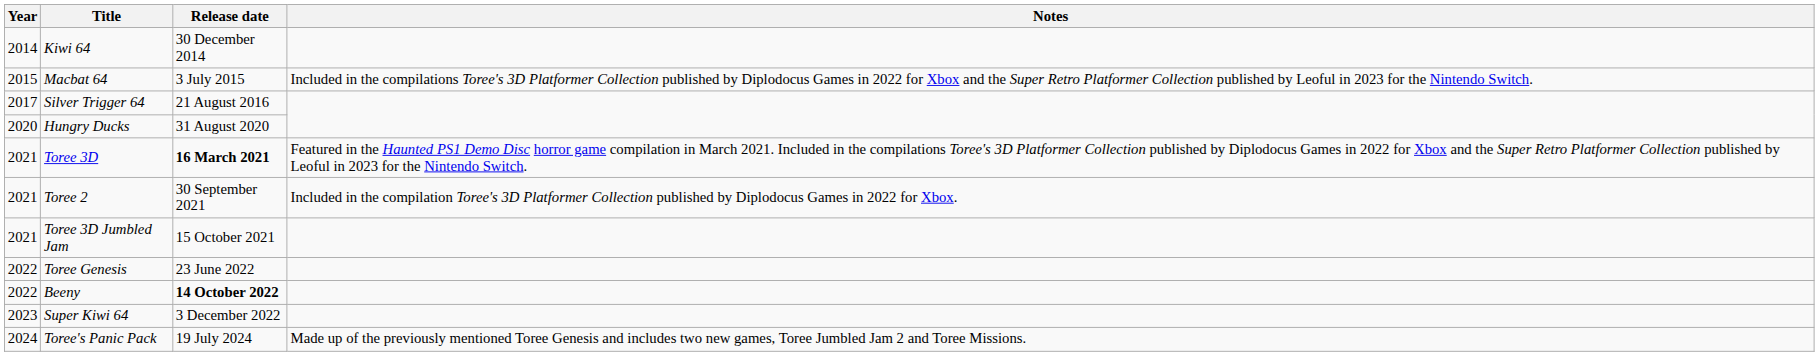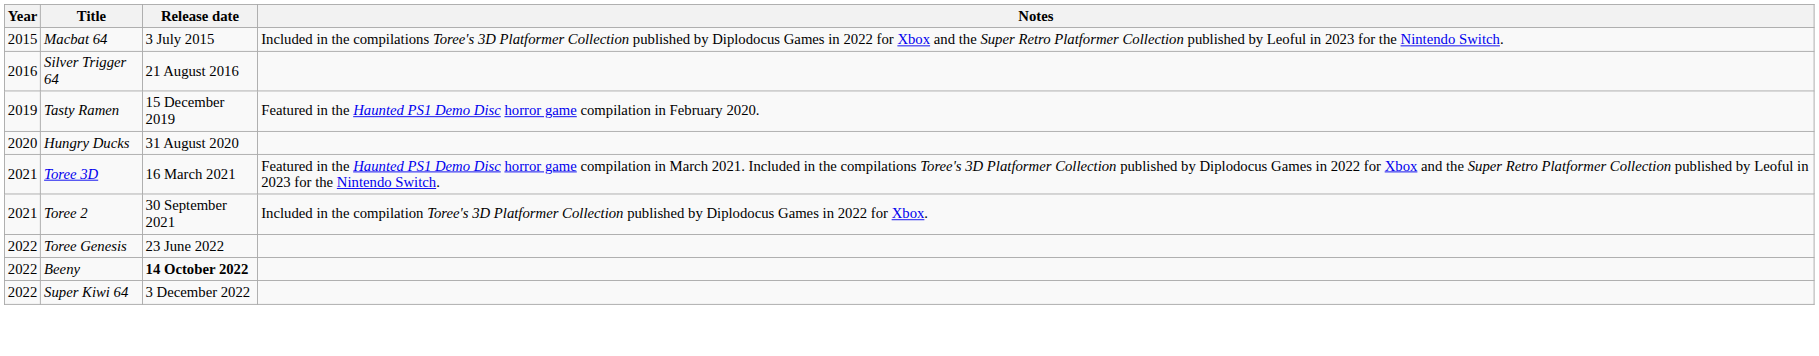- row: (67, 47)
(23, 102) 2017 -> (23, 71) 2016
+ row: (82, 111)
(223, 157) bold -> (191, 174) normal
- row: (98, 237)
(23, 315) 2023 -> (23, 292) 2022
- row: (100, 339)
